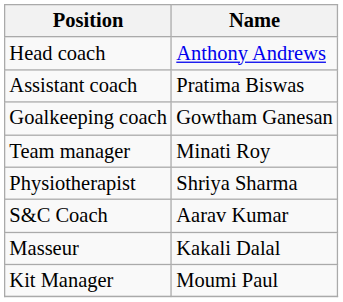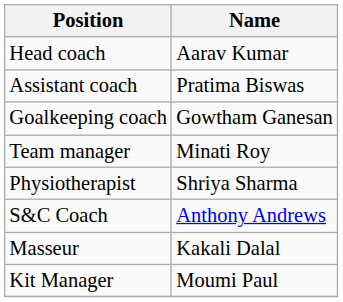(251, 53) Anthony Andrews -> (232, 53) Aarav Kumar
(232, 215) Aarav Kumar -> (251, 215) Anthony Andrews
